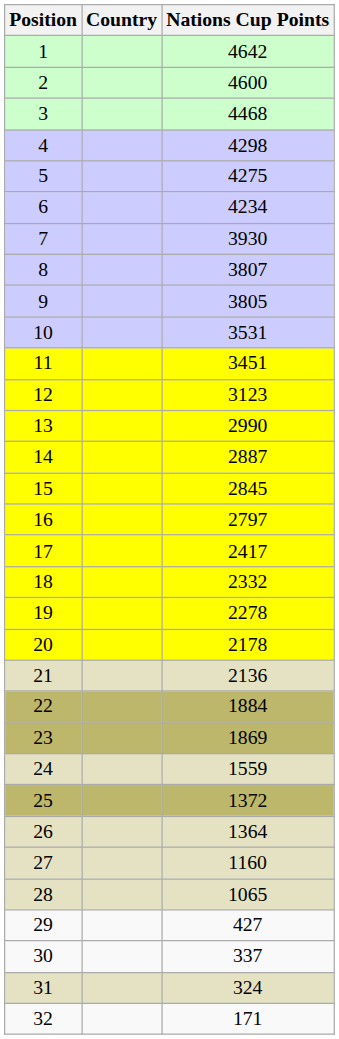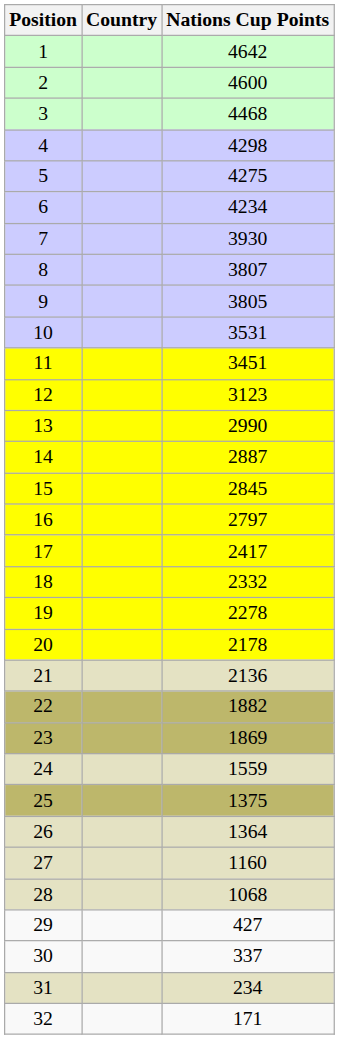(248, 706) 1884 -> (248, 706) 1882
(248, 800) 1372 -> (248, 800) 1375
(248, 894) 1065 -> (248, 894) 1068
(248, 987) 324 -> (248, 987) 234
